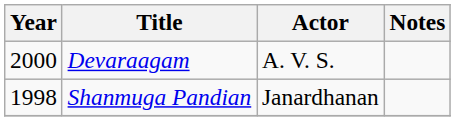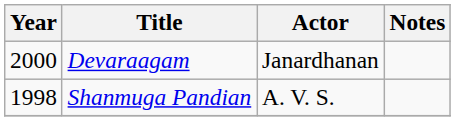(298, 60) A. V. S. -> (320, 60) Janardhanan
(320, 97) Janardhanan -> (298, 97) A. V. S.
